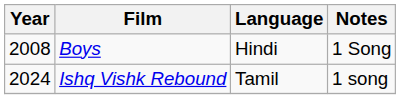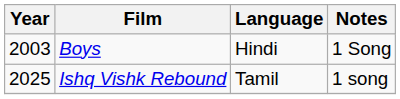(30, 49) 2008 -> (30, 49) 2003
(30, 78) 2024 -> (30, 78) 2025
